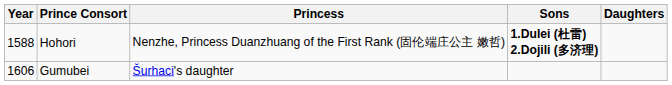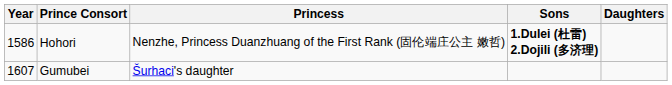(21, 42) 1588 -> (21, 42) 1586
(21, 70) 1606 -> (21, 70) 1607
